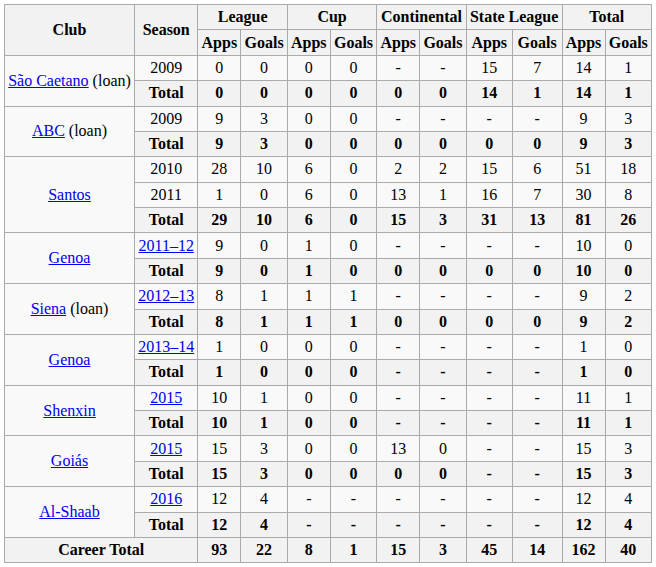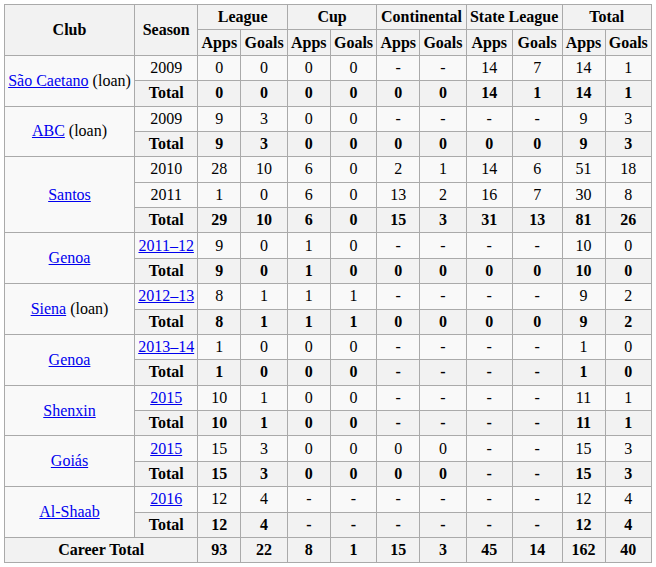(489, 67) 15 -> (489, 67) 14
(443, 169) 2 -> (443, 169) 1
(489, 169) 15 -> (489, 169) 14
(443, 194) 1 -> (443, 194) 2
(398, 448) 13 -> (398, 448) 0
